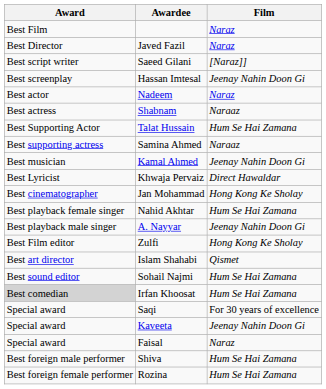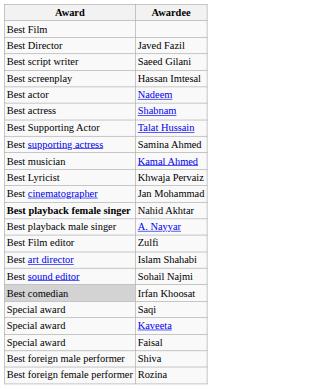- column: (264, 12)
(65, 210) normal -> (69, 210) bold
